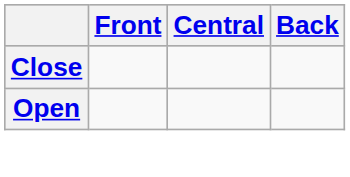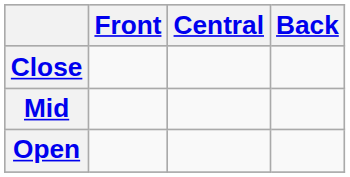+ row: (47, 108)
